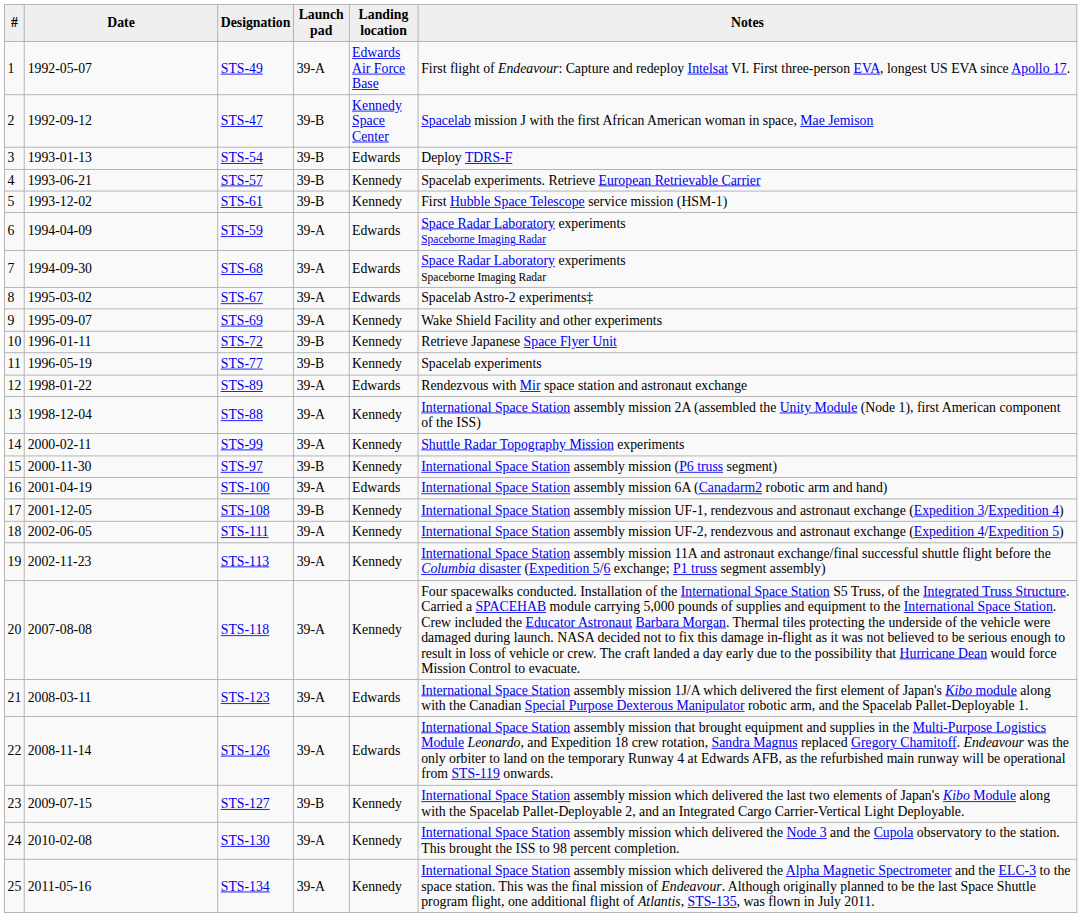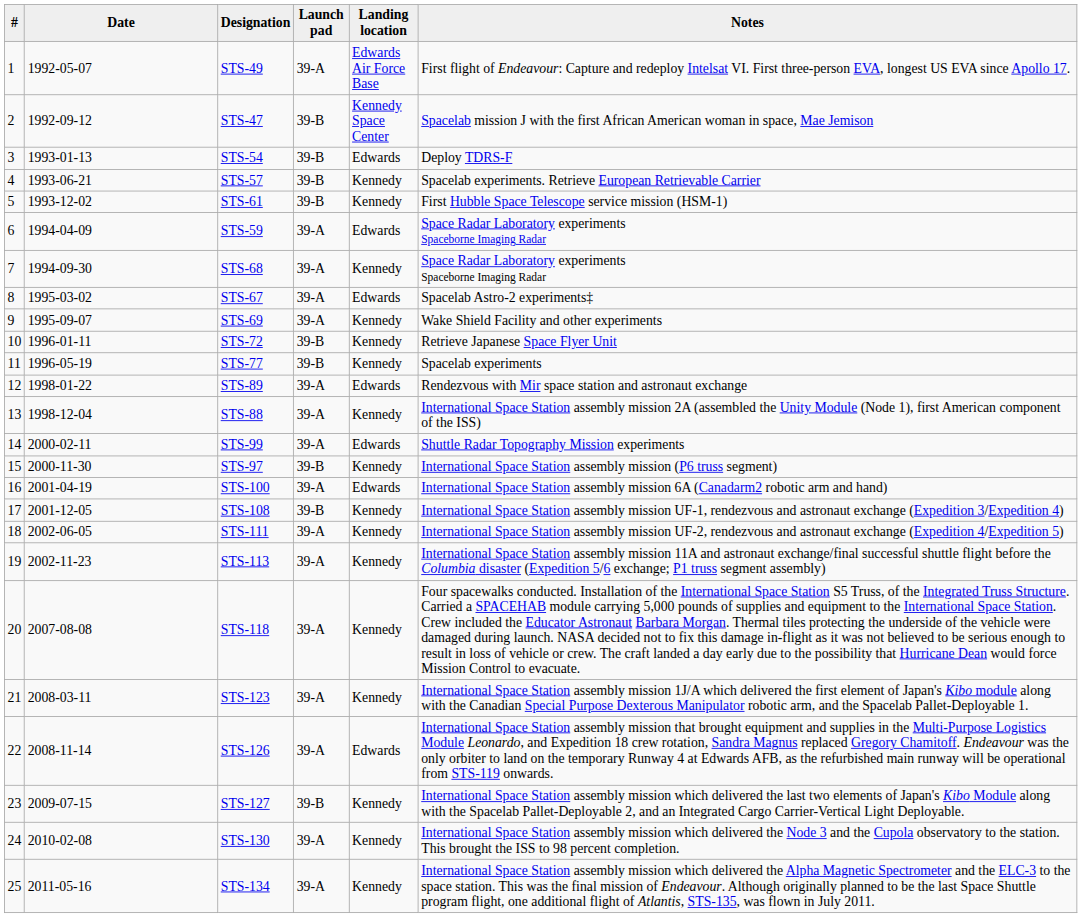(376, 268) Edwards -> (377, 268) Kennedy
(377, 444) Kennedy -> (376, 444) Edwards
(376, 698) Edwards -> (377, 698) Kennedy
